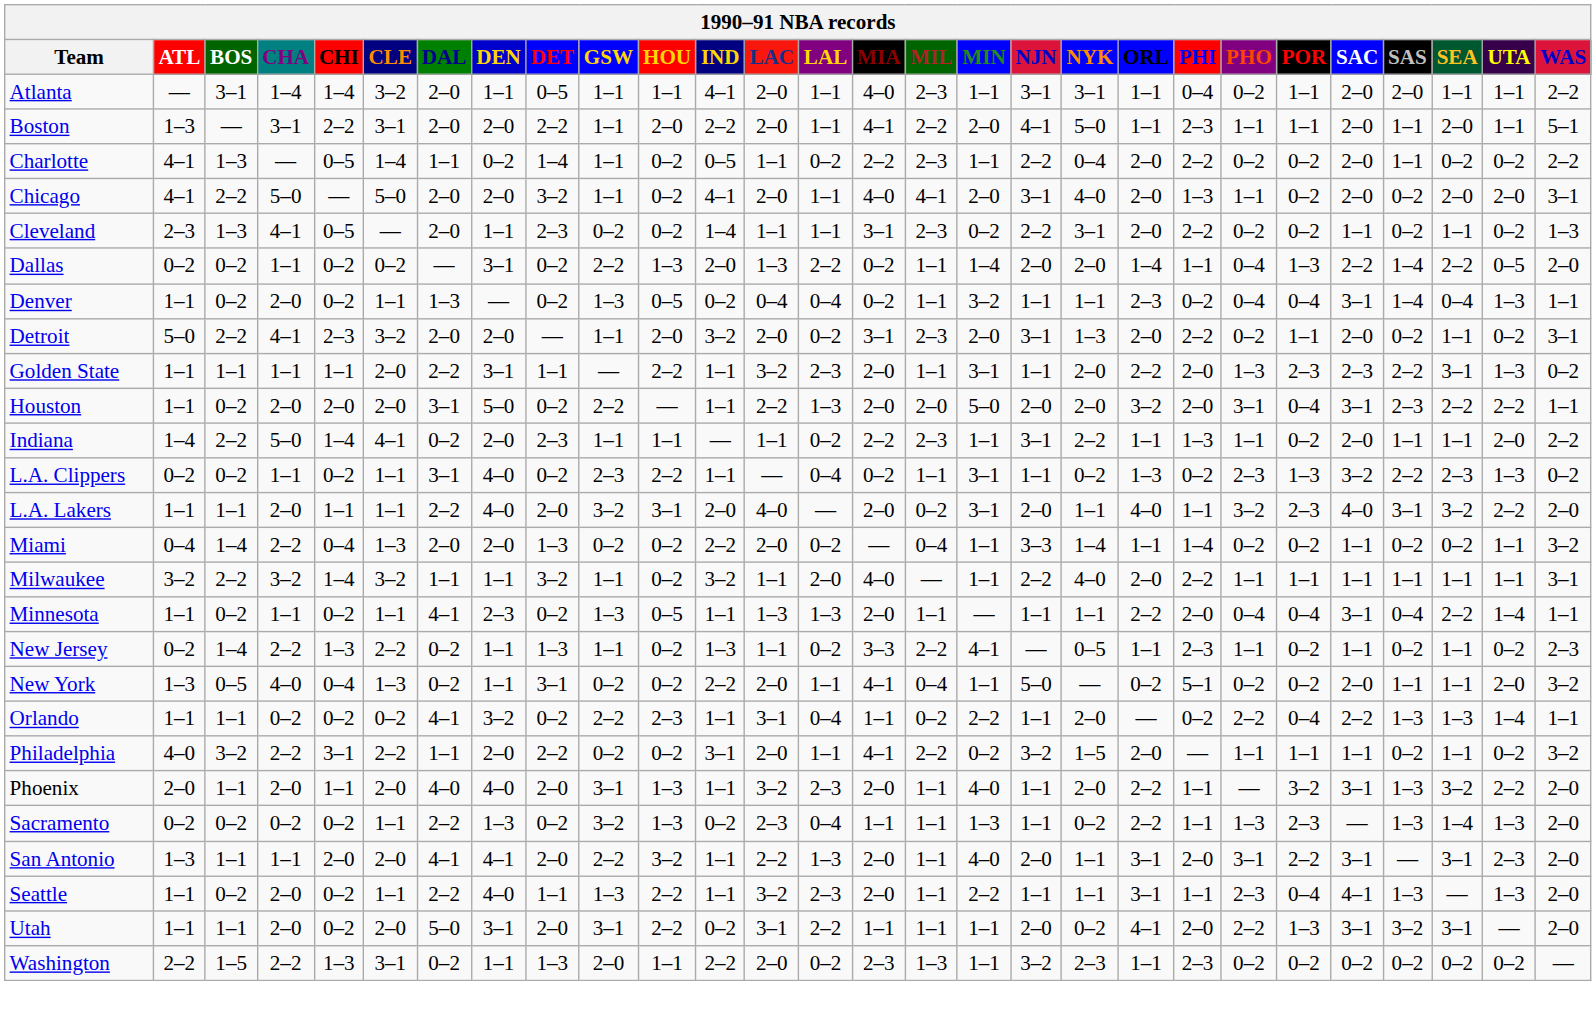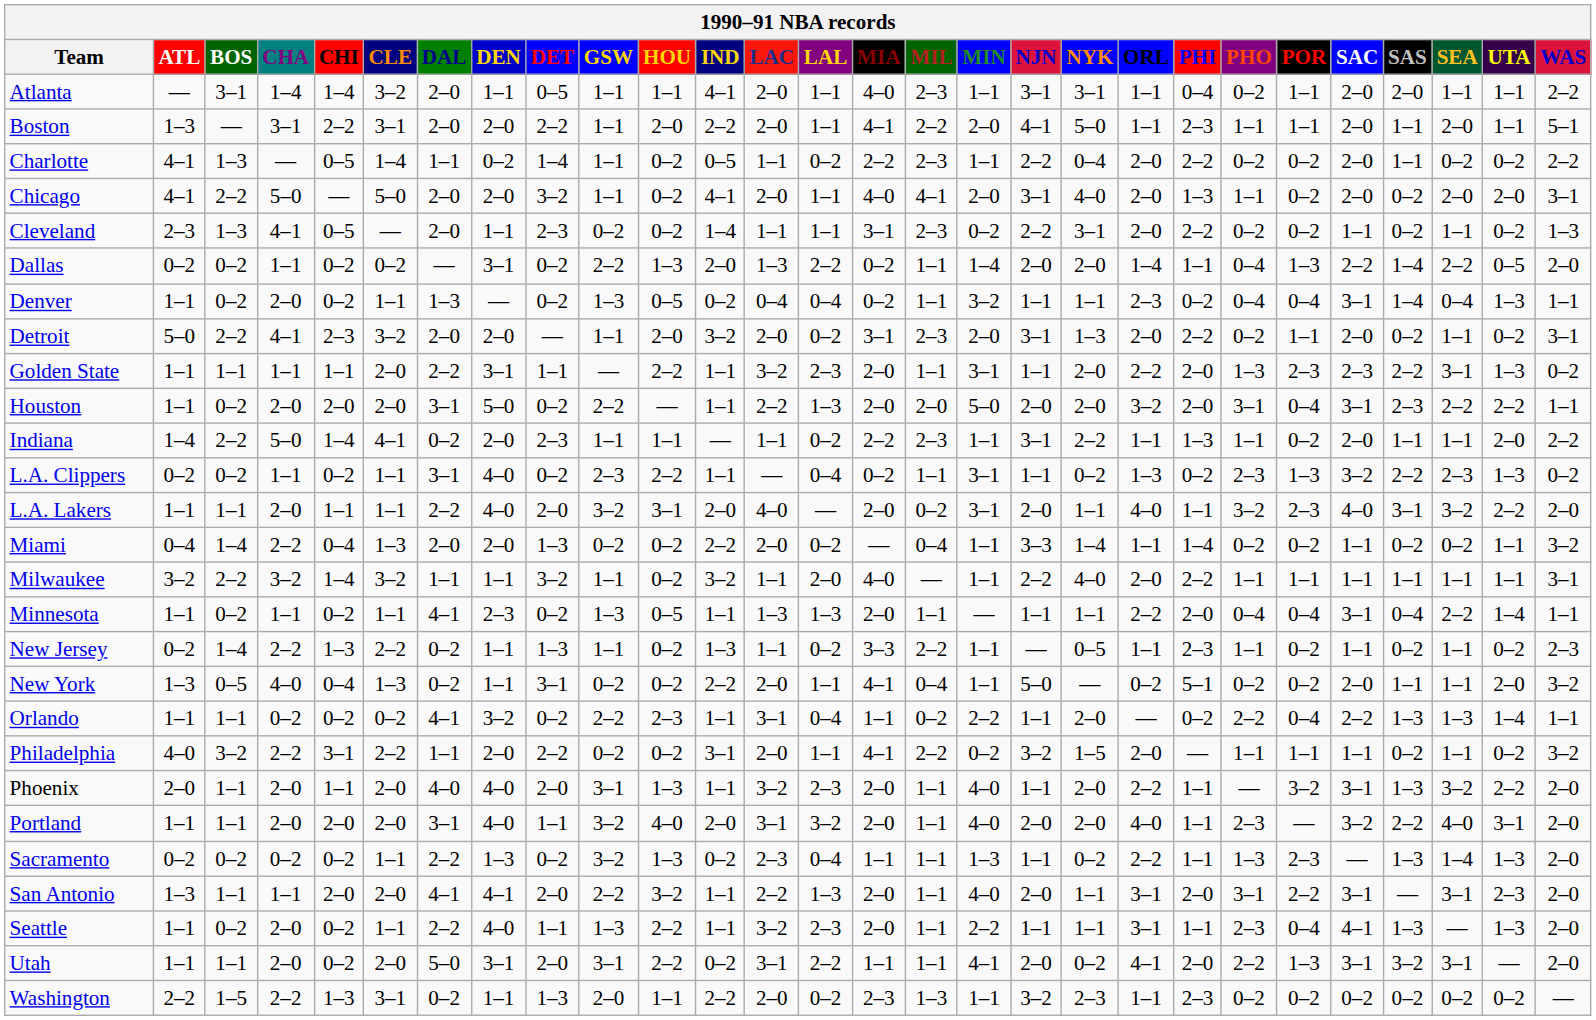(984, 649) 4–1 -> (984, 649) 1–1
+ row: (45, 823)
(984, 927) 1–1 -> (984, 962) 4–1
